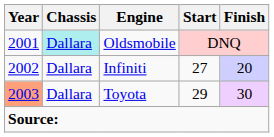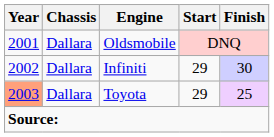(69, 43) paleturquoise background -> (69, 43) no background
(200, 68) 27 -> (200, 68) 29
(244, 68) 20 -> (244, 68) 30
(244, 94) 30 -> (244, 94) 25
